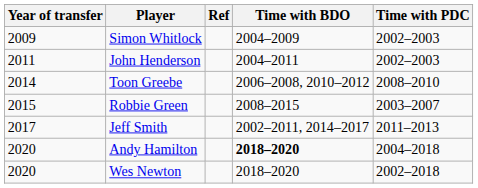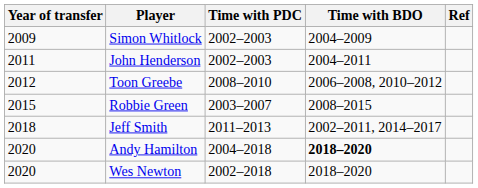columns swapped: (423, 15) <-> (219, 15)
(22, 82) 2014 -> (22, 82) 2012
(22, 127) 2017 -> (22, 127) 2018
